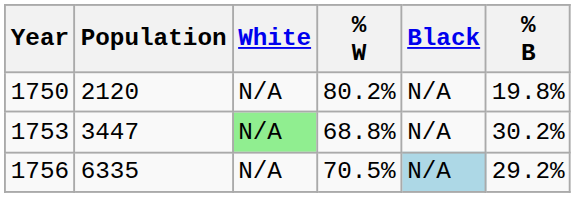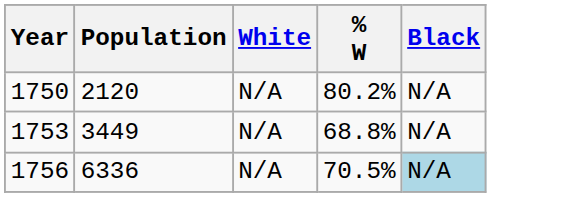- column: (528, 39)
(110, 132) 3447 -> (110, 132) 3449
(260, 132) lightgreen background -> (260, 132) no background
(110, 172) 6335 -> (110, 172) 6336
